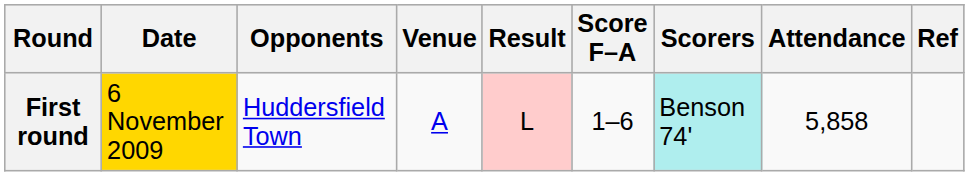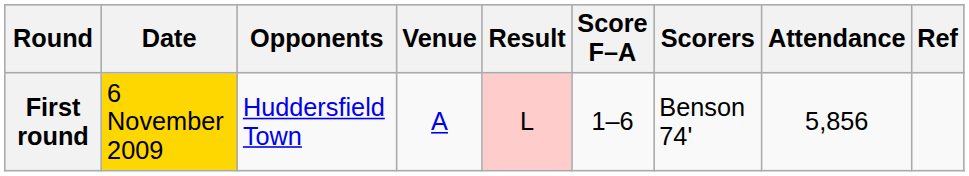(702, 121) paleturquoise background -> (702, 121) no background
(837, 121) 5,858 -> (837, 121) 5,856
